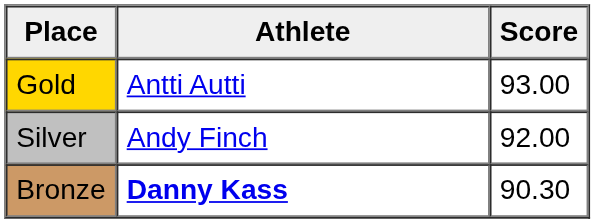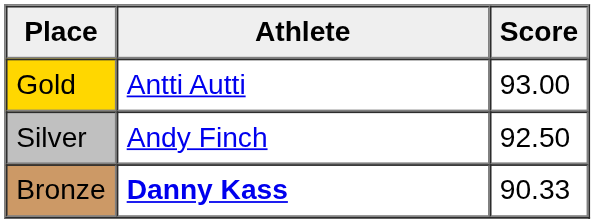(535, 137) 92.00 -> (535, 137) 92.50
(535, 190) 90.30 -> (535, 190) 90.33
